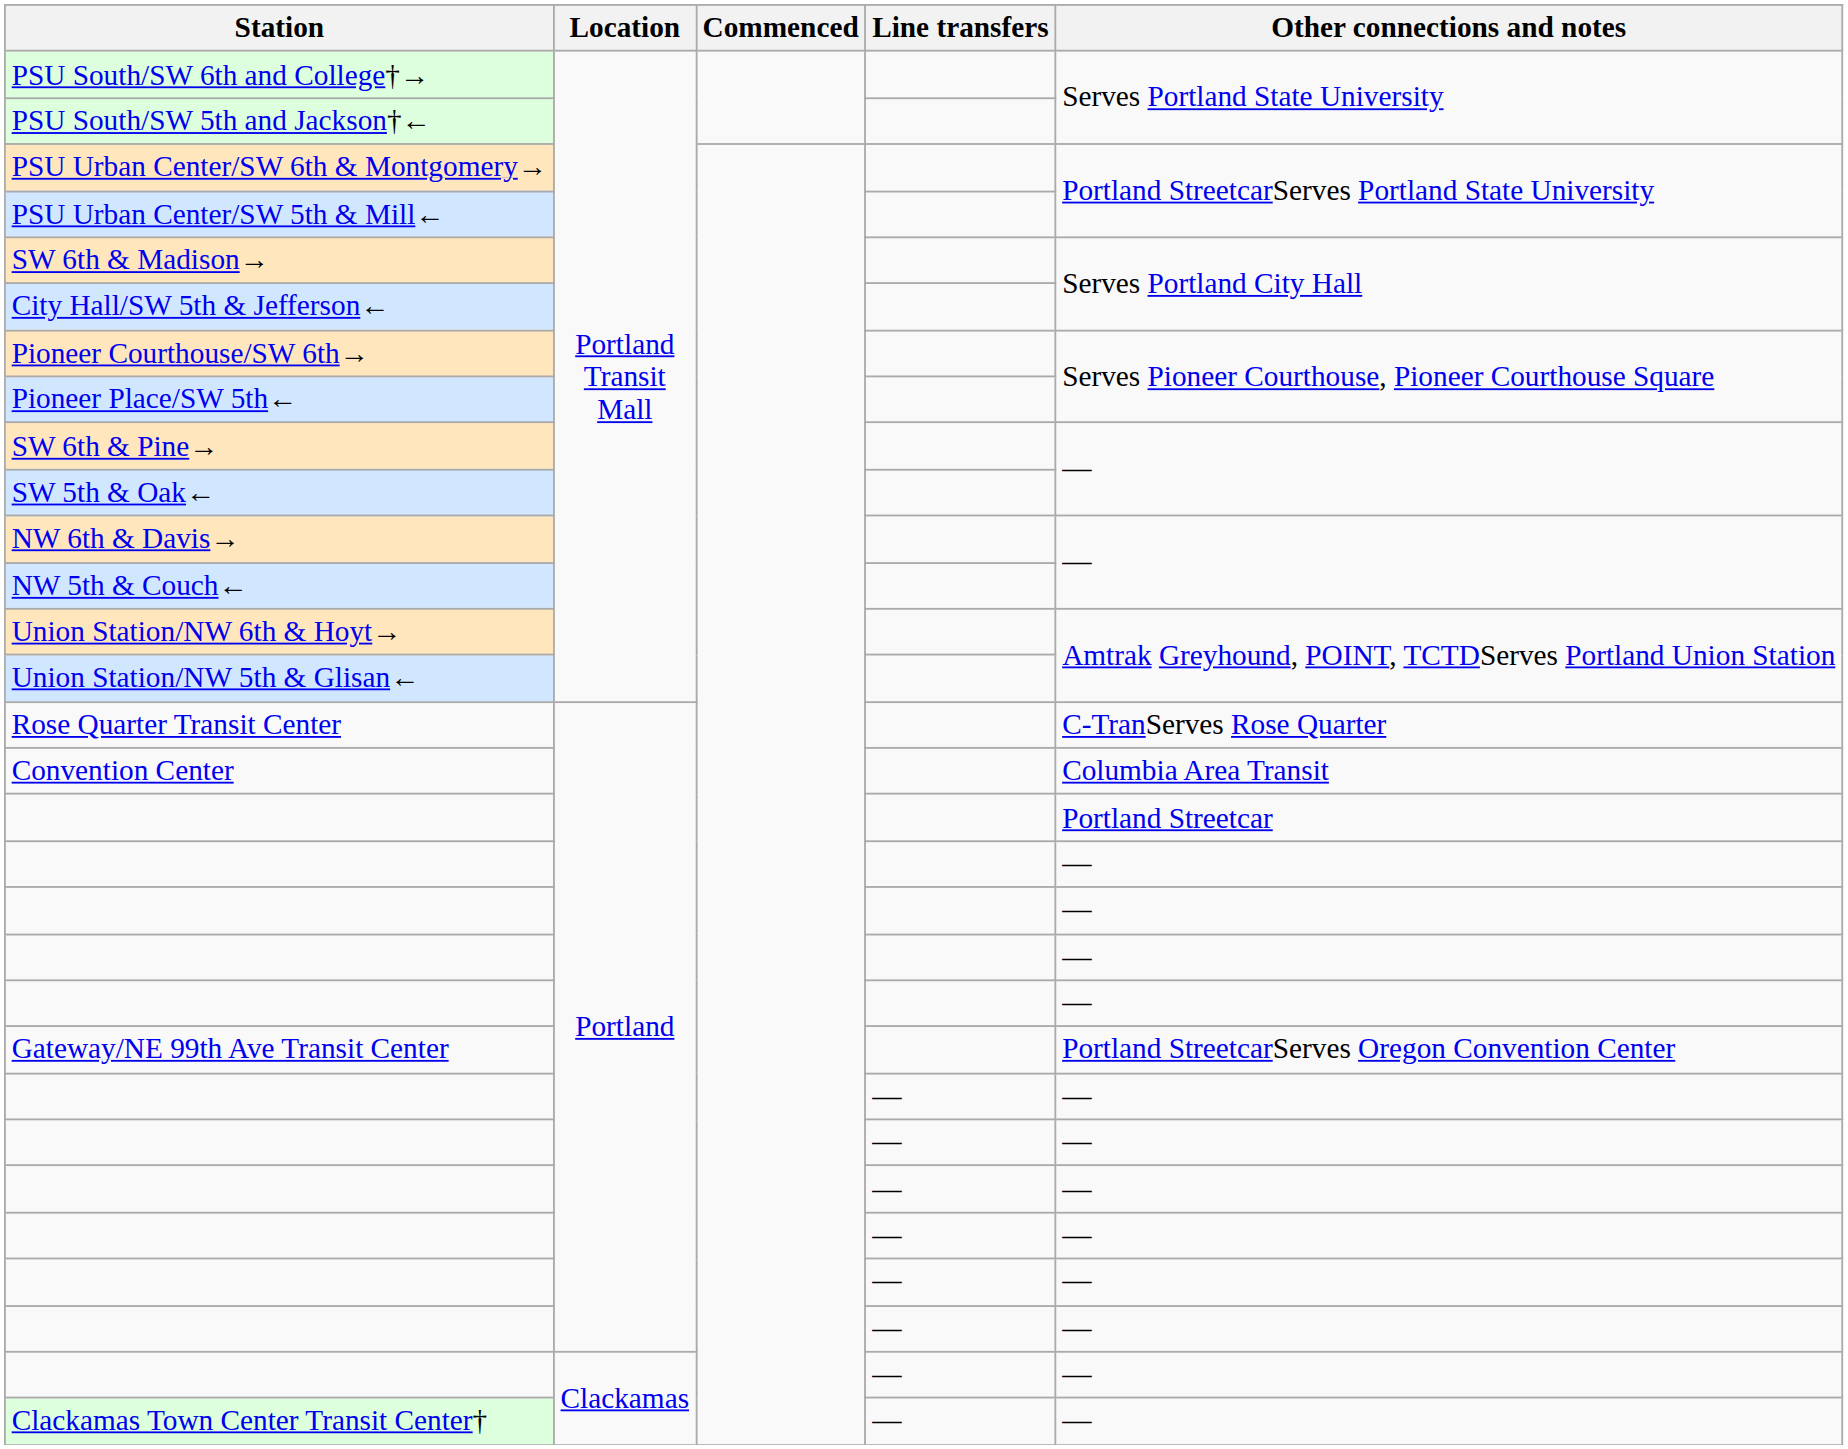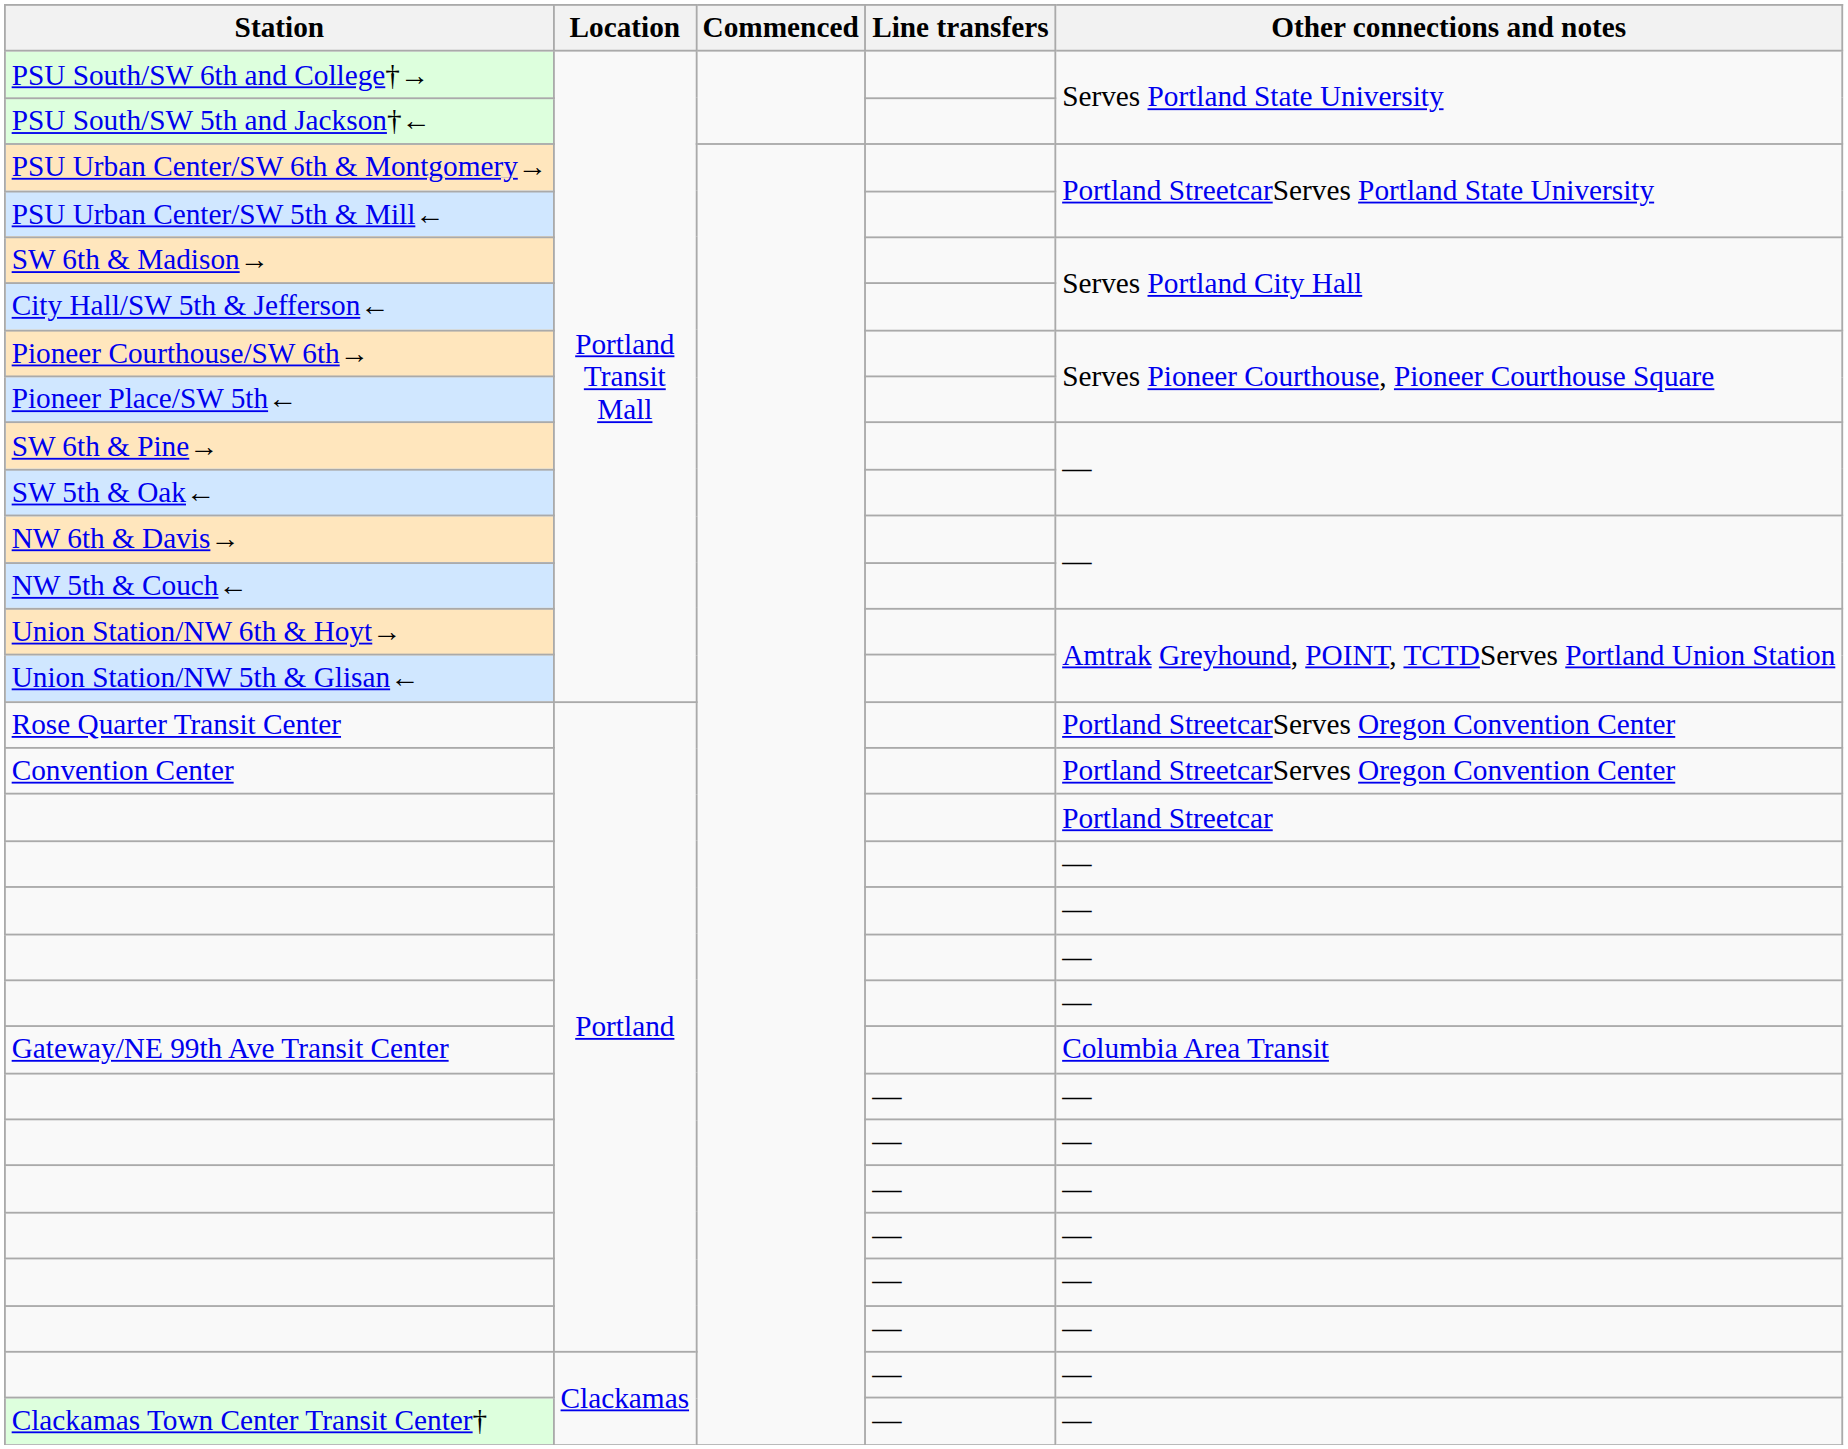(1224, 724) C-TranServes Rose Quarter -> (1369, 724) Portland StreetcarServes Oregon Convention Center
(1196, 770) Columbia Area Transit -> (1369, 770) Portland StreetcarServes Oregon Convention Center
(1369, 1049) Portland StreetcarServes Oregon Convention Center -> (1196, 1049) Columbia Area Transit
